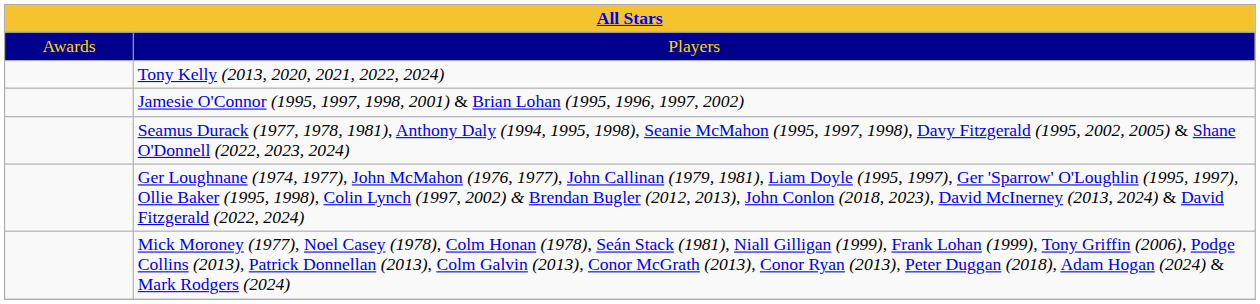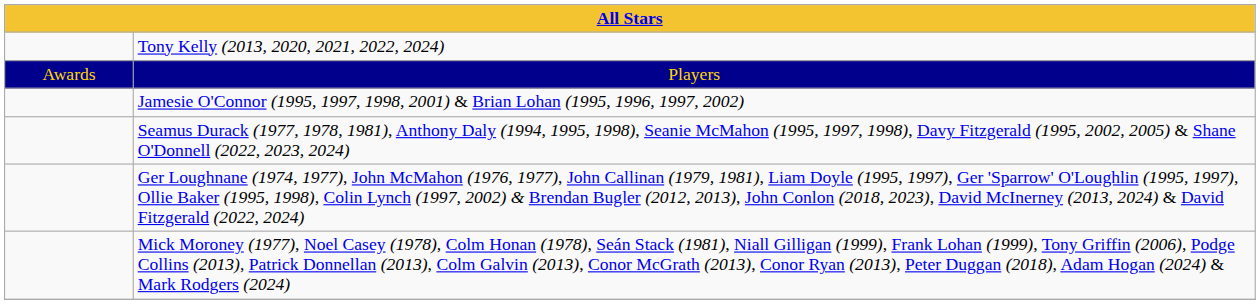rows swapped: (694, 46) <-> (291, 74)
